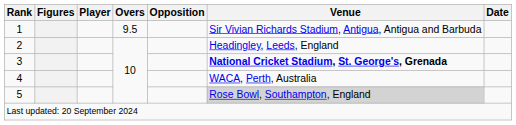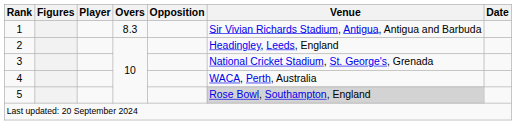(130, 29) 9.5 -> (130, 29) 8.3
(328, 62) bold -> (321, 62) normal
